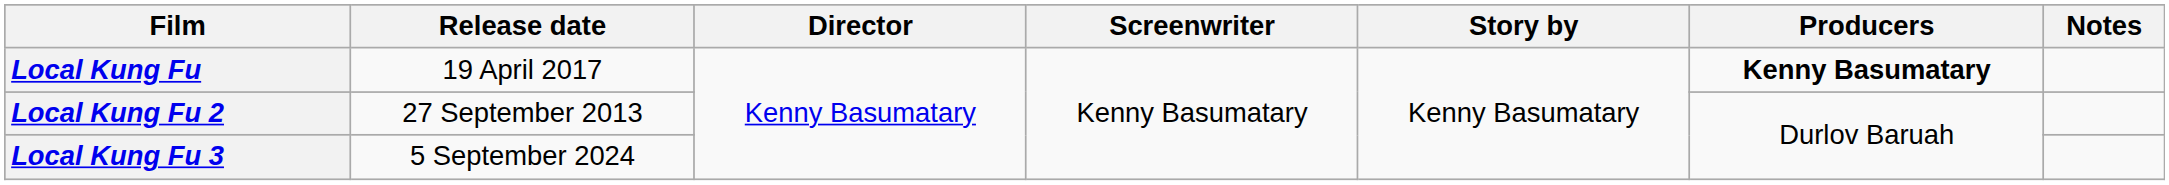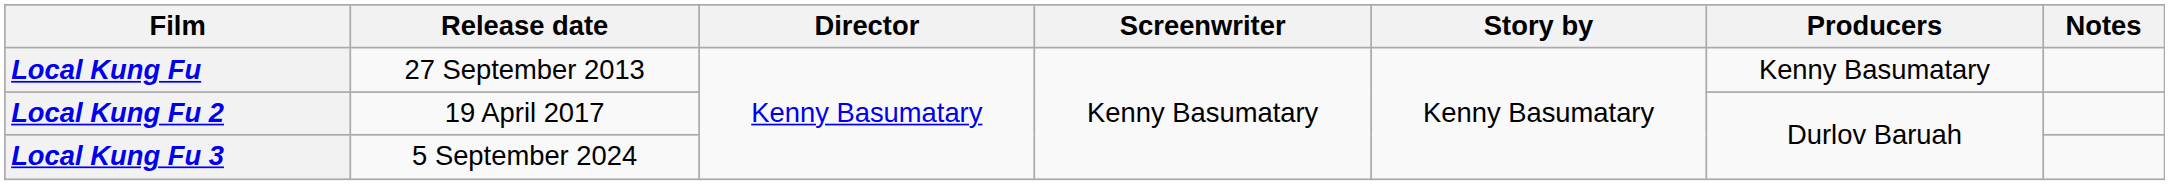(522, 69) 19 April 2017 -> (525, 69) 27 September 2013
(1867, 69) bold -> (1874, 69) normal
(522, 112) 27 September 2013 -> (525, 112) 19 April 2017
